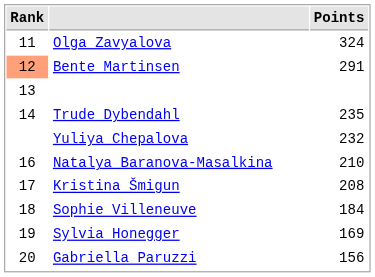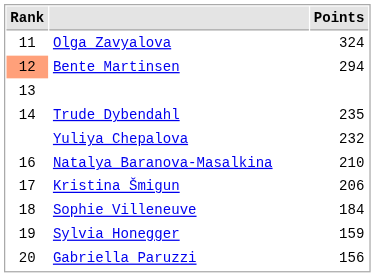(352, 67) 291 -> (352, 67) 294
(352, 187) 208 -> (352, 187) 206
(352, 235) 169 -> (352, 235) 159
